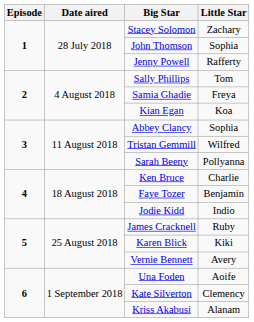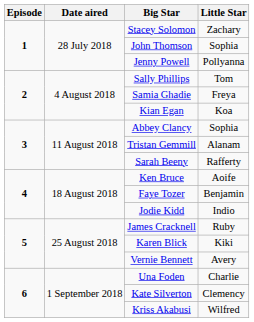(224, 62) Rafferty -> (224, 62) Pollyanna
(224, 144) Wilfred -> (224, 144) Alanam
(224, 161) Pollyanna -> (224, 161) Rafferty
(224, 177) Charlie -> (224, 177) Aoife
(224, 276) Aoife -> (224, 276) Charlie
(224, 309) Alanam -> (224, 309) Wilfred
